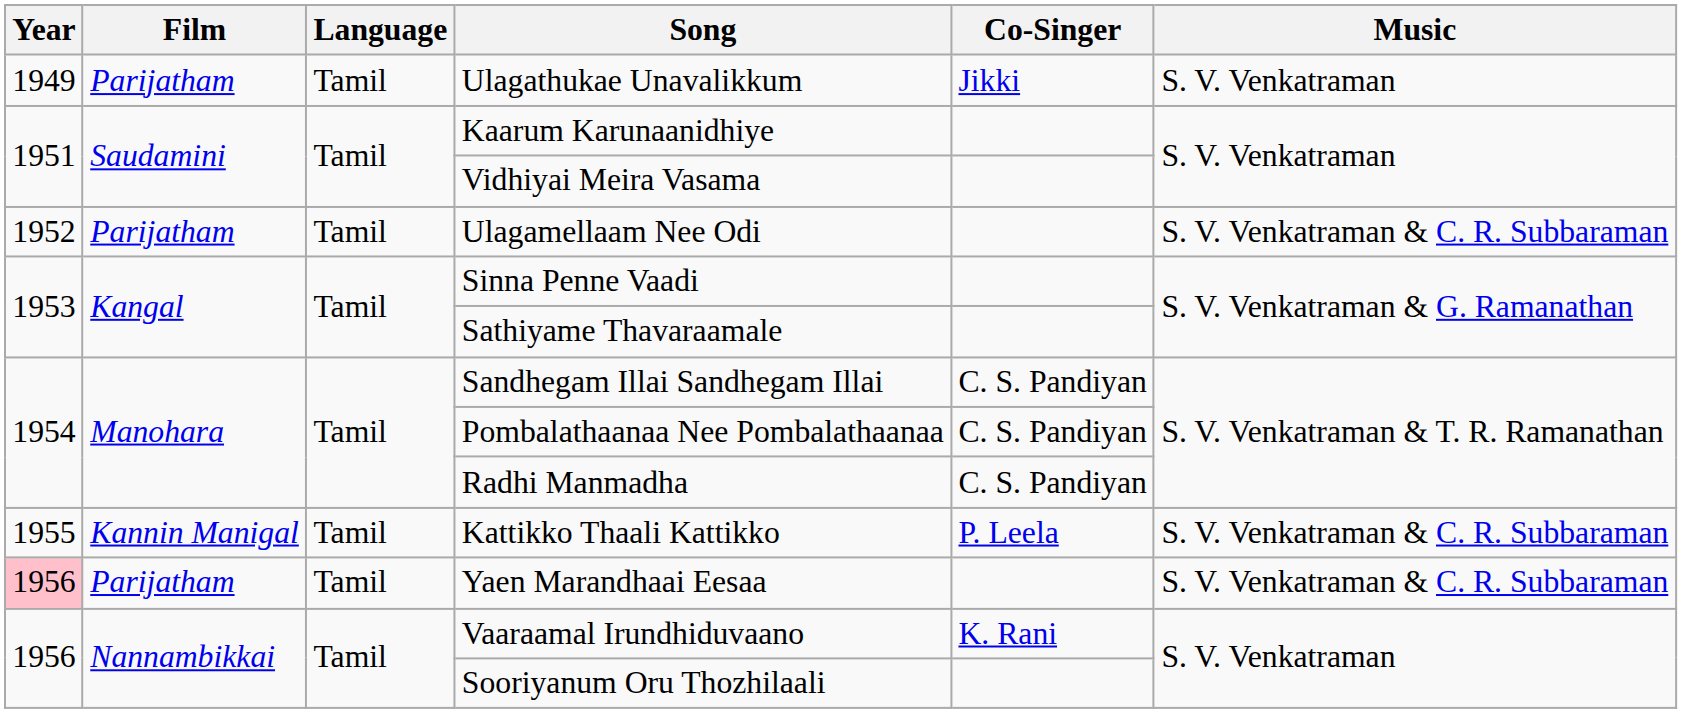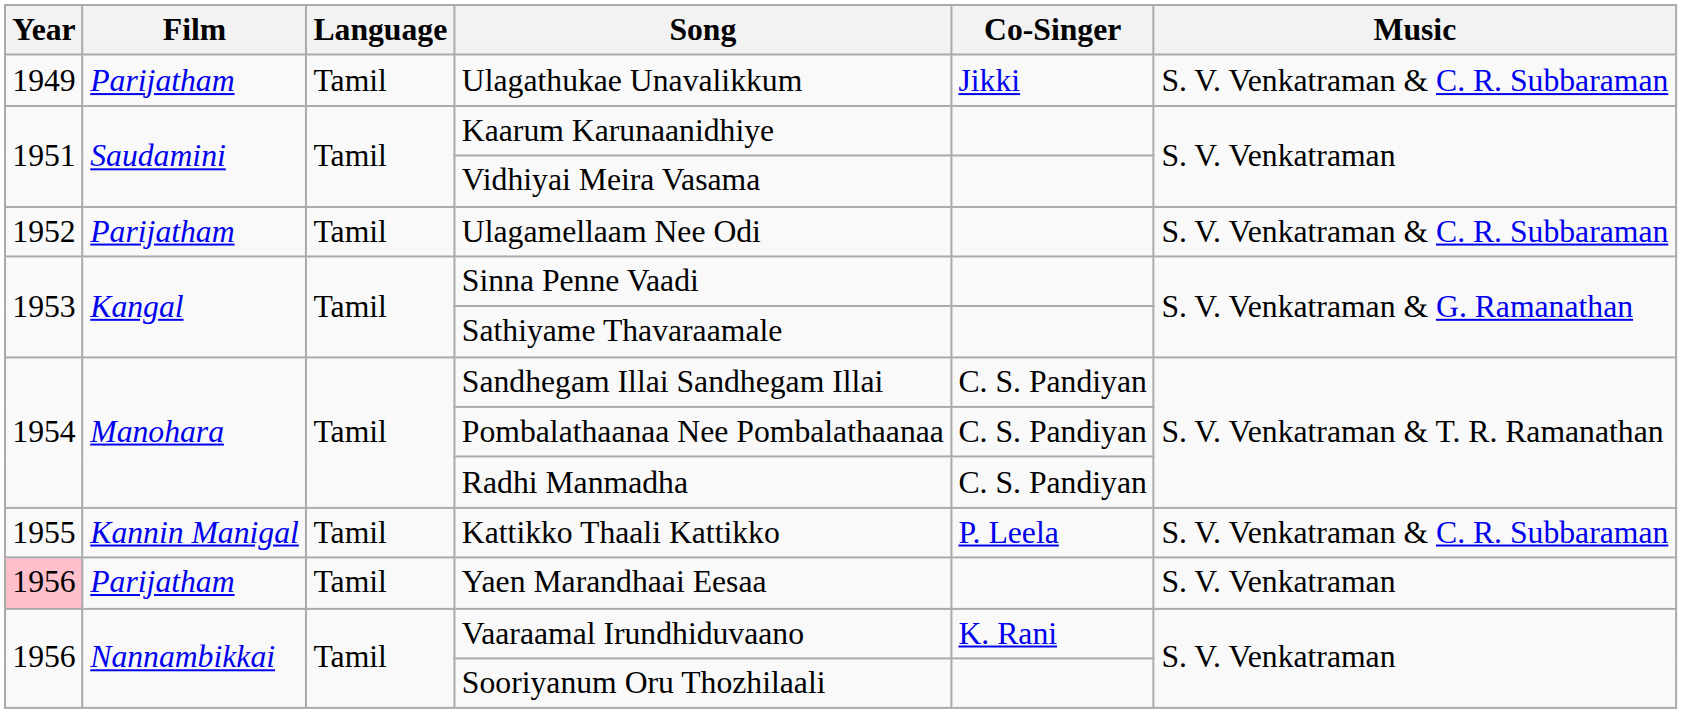(1278, 79) S. V. Venkatraman -> (1415, 79) S. V. Venkatraman & C. R. Subbaraman
(1415, 582) S. V. Venkatraman & C. R. Subbaraman -> (1278, 582) S. V. Venkatraman
